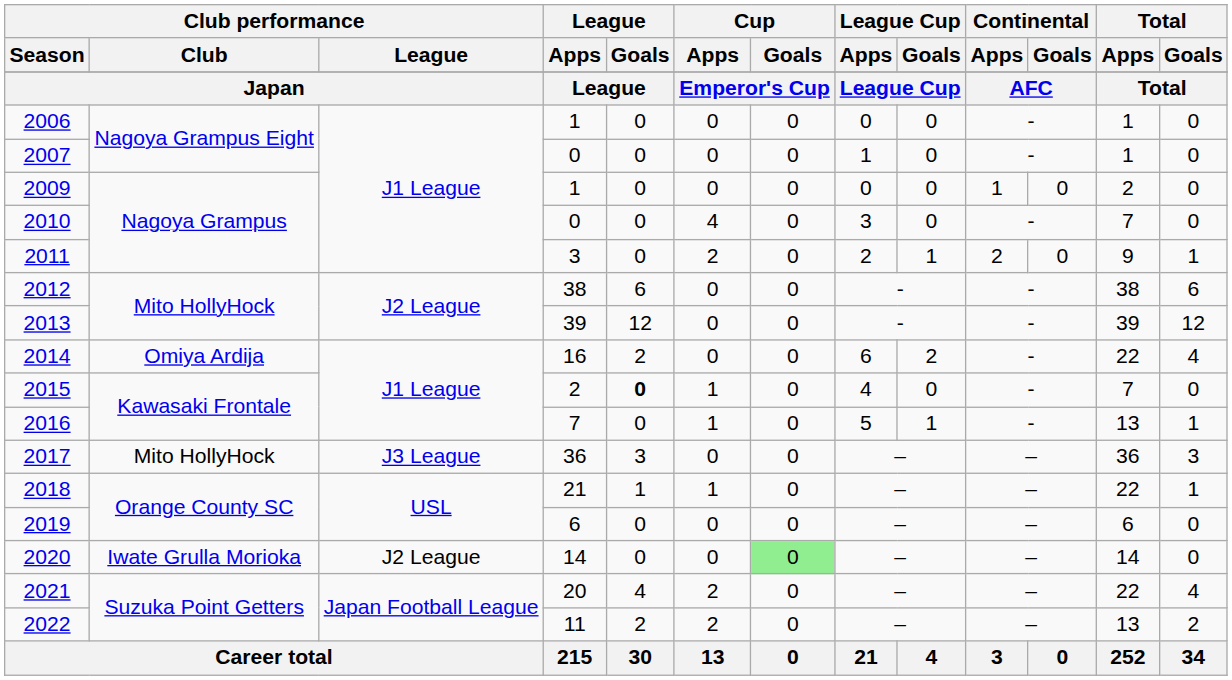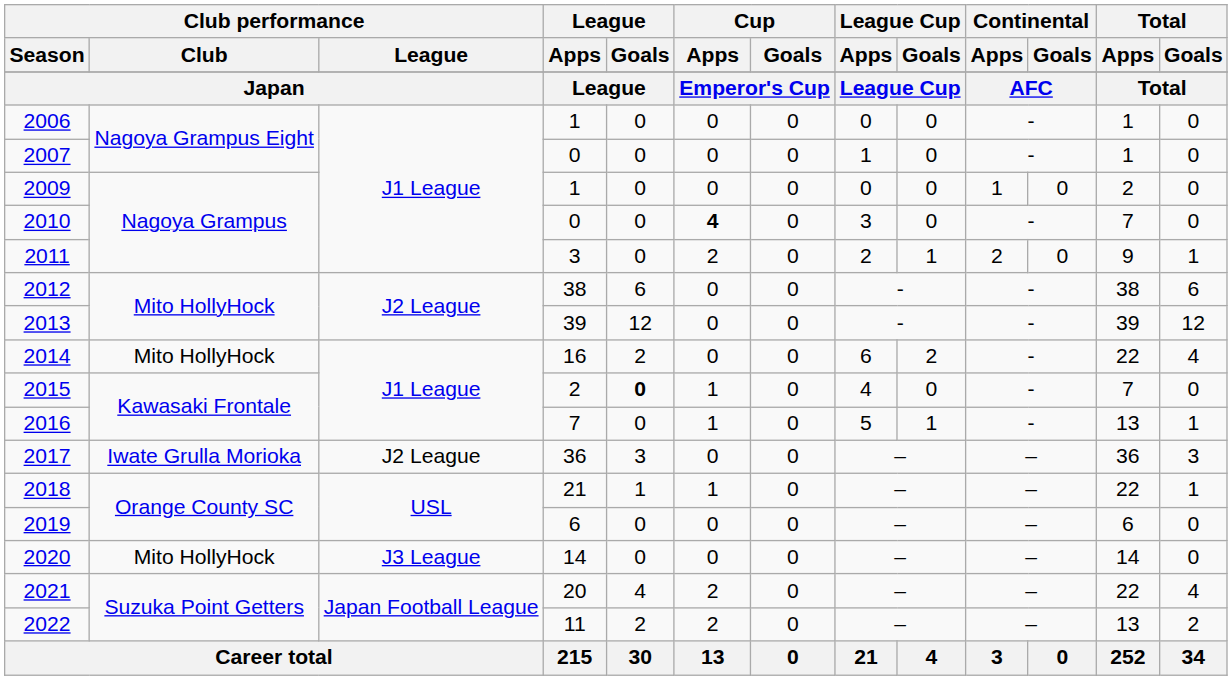(713, 222) normal -> (713, 222) bold
(204, 356) Omiya Ardija -> (204, 356) Mito HollyHock
(204, 456) Mito HollyHock -> (204, 456) Iwate Grulla Morioka
(431, 456) J3 League -> (431, 456) J2 League
(204, 557) Iwate Grulla Morioka -> (204, 557) Mito HollyHock
(431, 557) J2 League -> (431, 557) J3 League
(793, 557) lightgreen background -> (793, 557) no background
